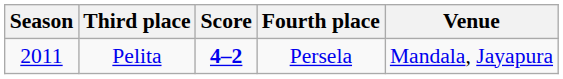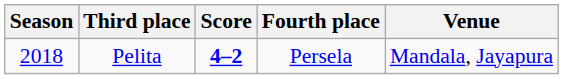(41, 55) 2011 -> (41, 55) 2018
